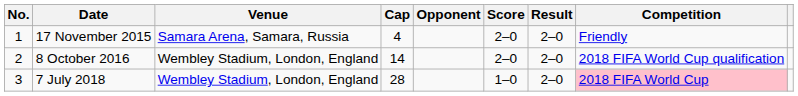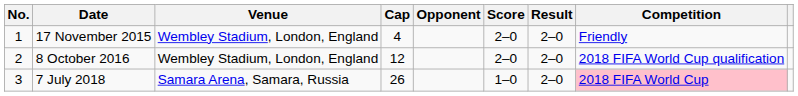(253, 36) Samara Arena, Samara, Russia -> (268, 36) Wembley Stadium, London, England
(397, 58) 14 -> (397, 58) 12
(268, 79) Wembley Stadium, London, England -> (253, 79) Samara Arena, Samara, Russia
(397, 79) 28 -> (397, 79) 26
